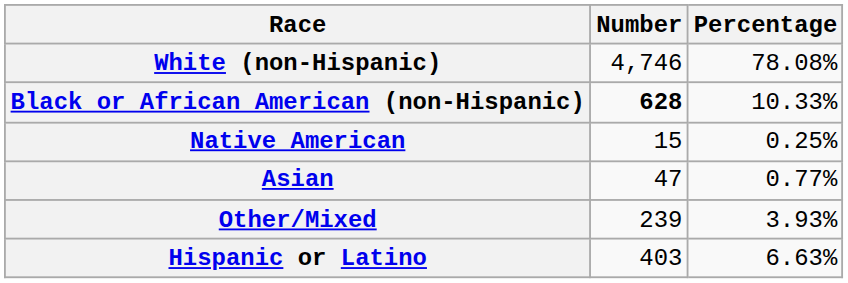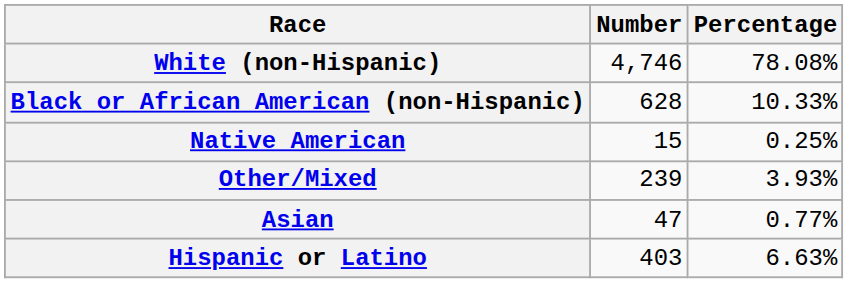(661, 102) bold -> (661, 102) normal
rows swapped: (298, 180) <-> (298, 219)
